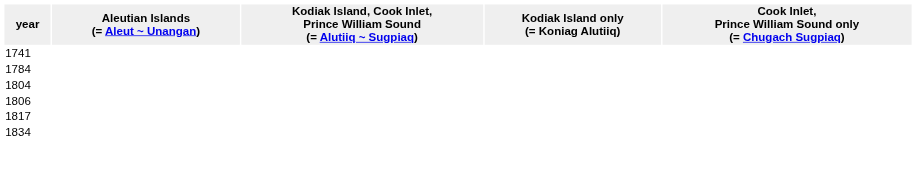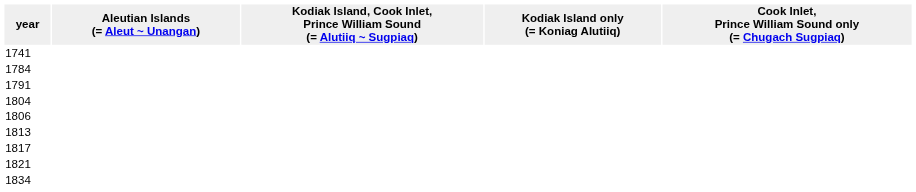+ row: (18, 85)
+ row: (18, 132)
+ row: (18, 164)
